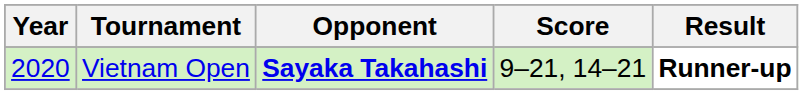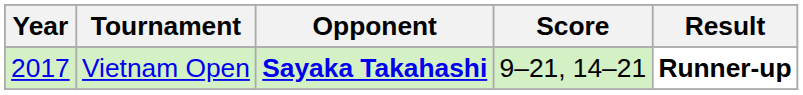(40, 68) 2020 -> (40, 68) 2017
